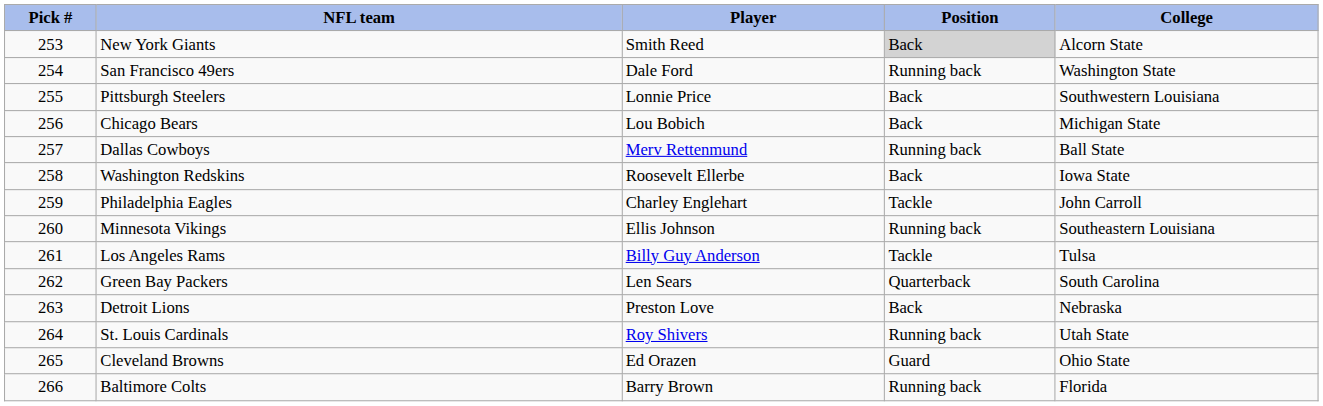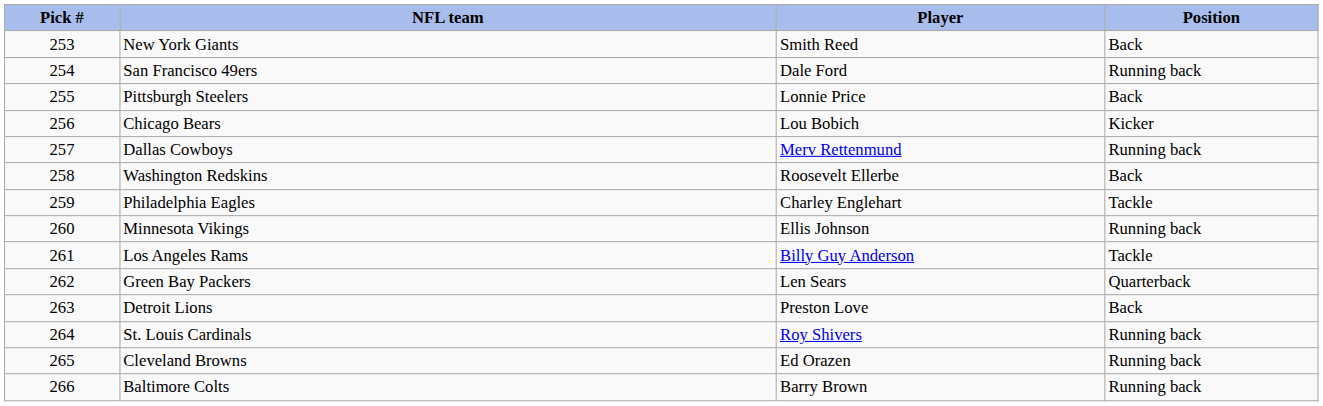- column: (1187, 17)
(905, 44) lightgrey background -> (1126, 44) no background
(905, 123) Back -> (1131, 123) Kicker
(909, 360) Guard -> (1155, 360) Running back
